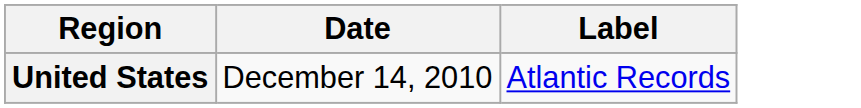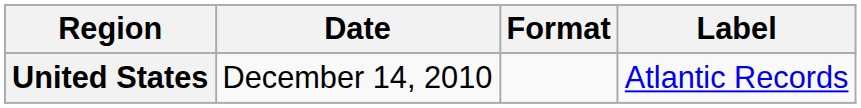+ column: (559, 28)
